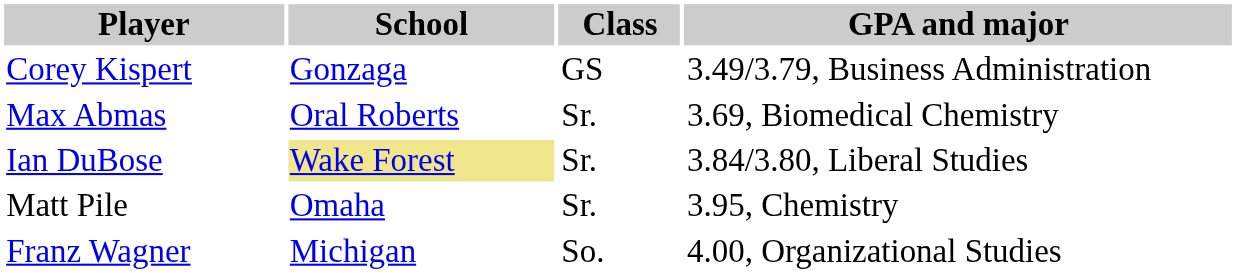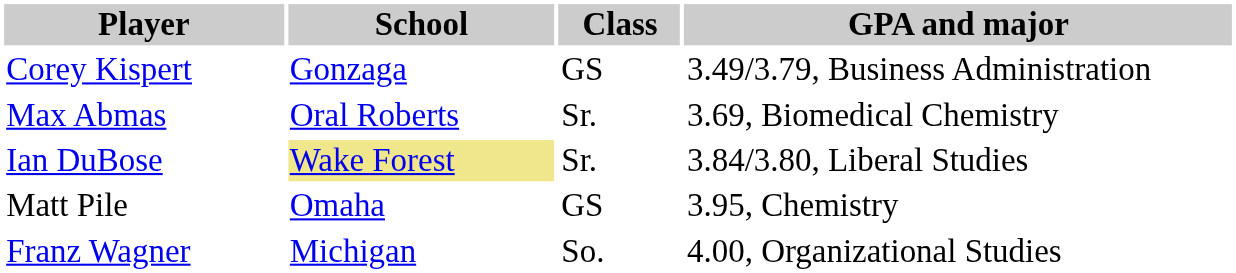(579, 205) Sr. -> (582, 205) GS
